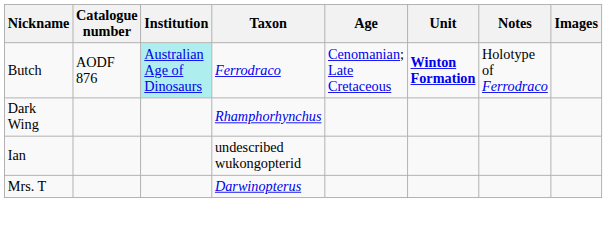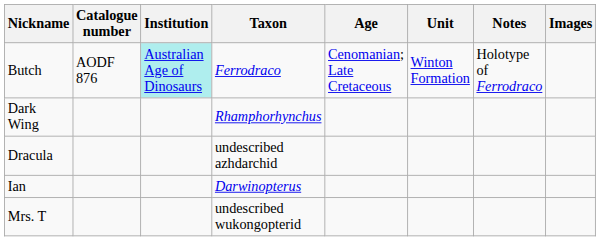(443, 70) bold -> (440, 70) normal
+ row: (30, 155)
(258, 155) undescribed wukongopterid -> (258, 186) Darwinopterus
(258, 186) Darwinopterus -> (258, 216) undescribed wukongopterid
